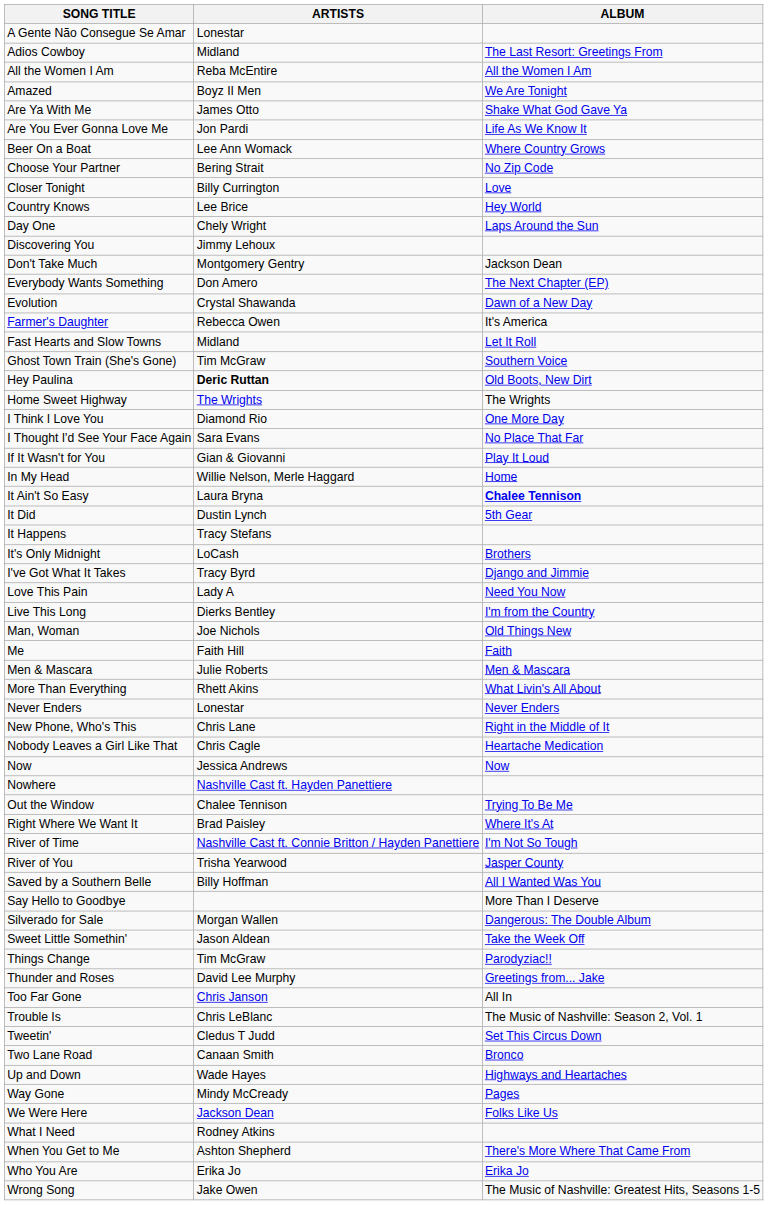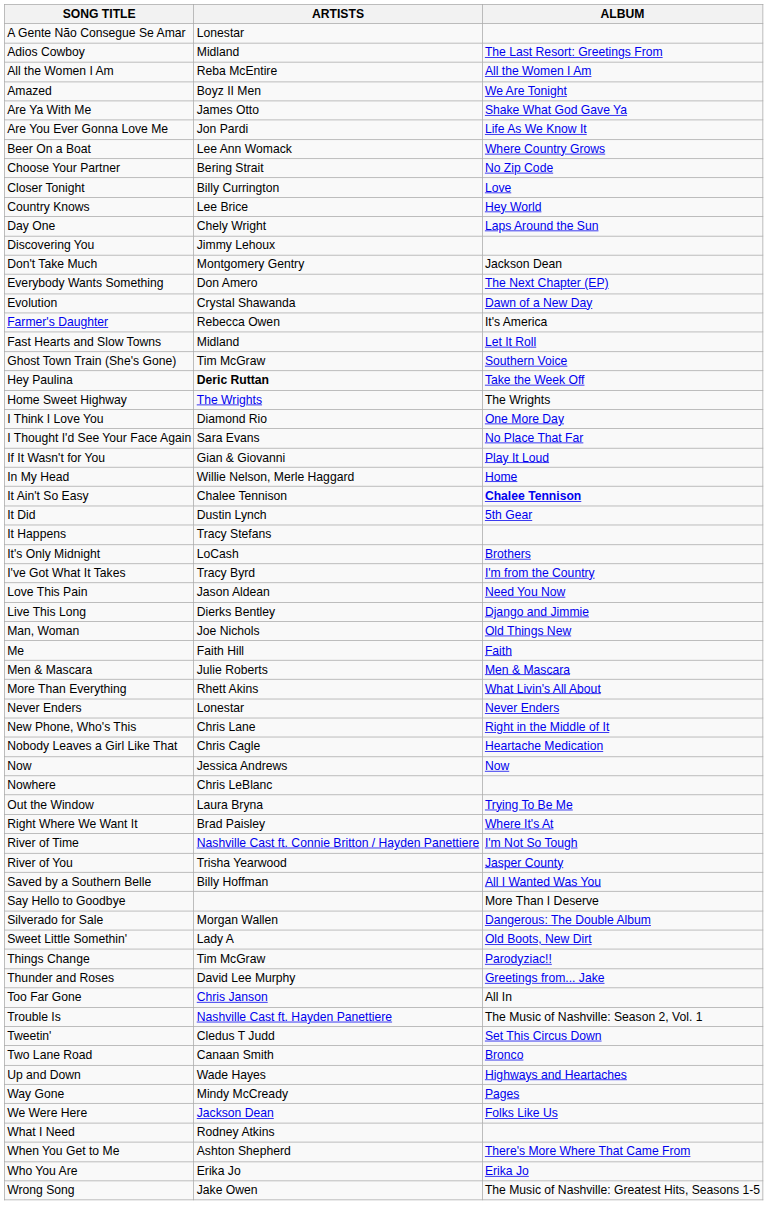(538, 380) Old Boots, New Dirt -> (535, 380) Take the Week Off
(230, 496) Laura Bryna -> (242, 496) Chalee Tennison
(537, 573) Django and Jimmie -> (540, 573) I'm from the Country
(215, 592) Lady A -> (233, 592) Jason Aldean
(540, 611) I'm from the Country -> (537, 611) Django and Jimmie
(294, 785) Nashville Cast ft. Hayden Panettiere -> (235, 785) Chris LeBlanc
(242, 804) Chalee Tennison -> (230, 804) Laura Bryna
(233, 939) Jason Aldean -> (215, 939) Lady A
(535, 939) Take the Week Off -> (538, 939) Old Boots, New Dirt
(235, 1016) Chris LeBlanc -> (294, 1016) Nashville Cast ft. Hayden Panettiere
